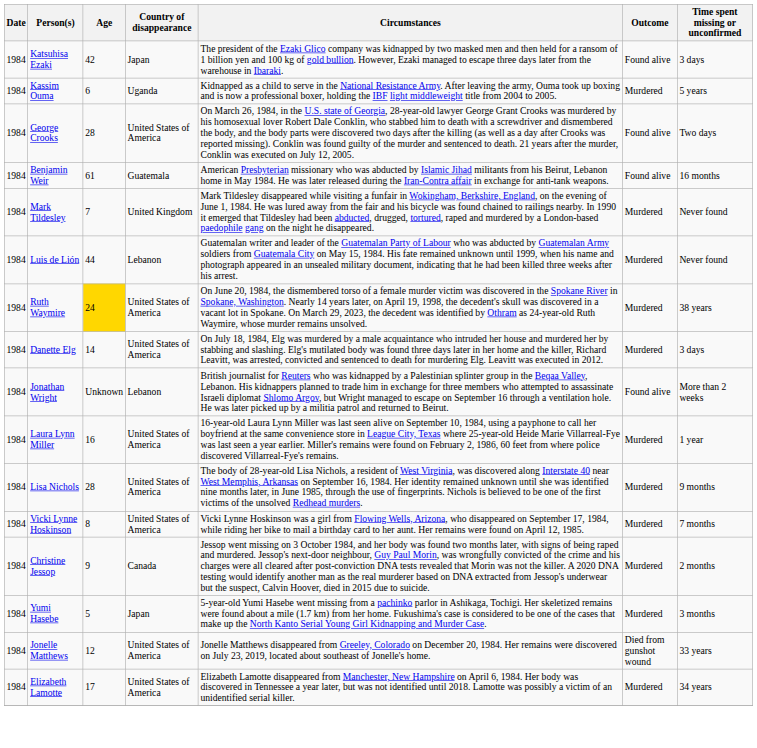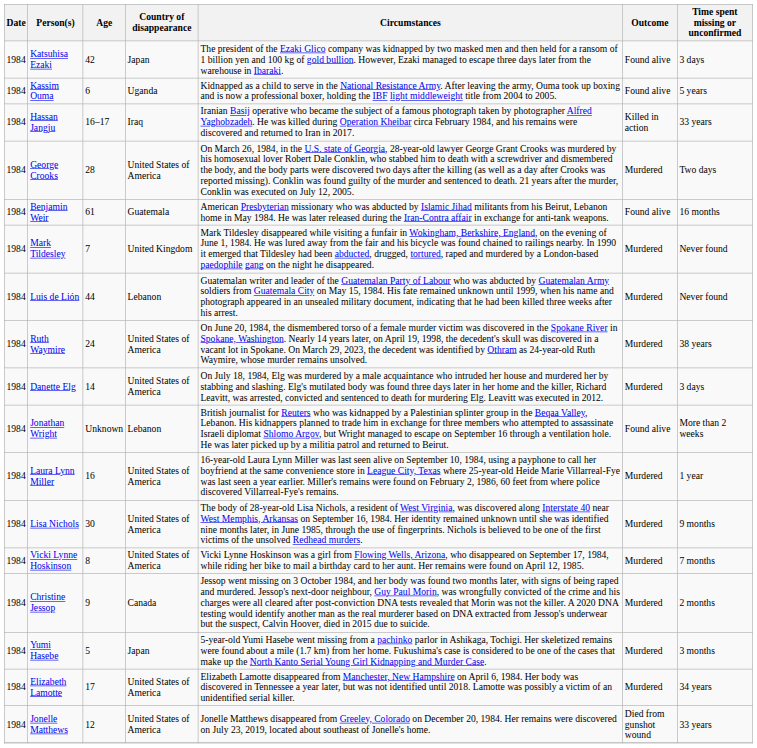(644, 91) Murdered -> (648, 91) Found alive
+ row: (44, 122)
(648, 133) Found alive -> (644, 170) Murdered
(90, 307) gold background -> (90, 344) no background
(90, 487) 28 -> (90, 524) 30
rows swapped: (49, 650) <-> (48, 687)
